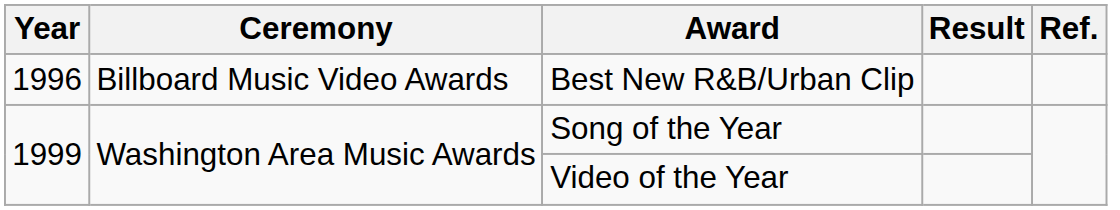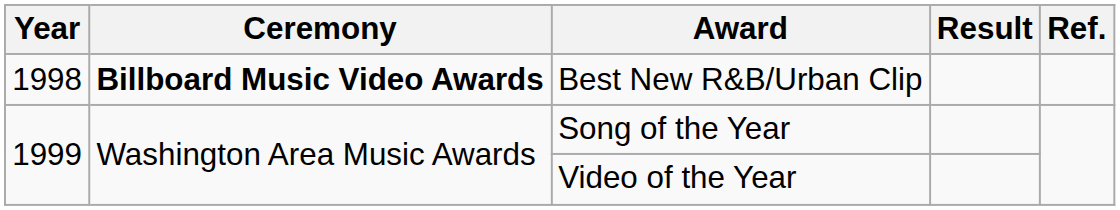(47, 79) 1996 -> (47, 79) 1998
(302, 79) normal -> (320, 79) bold
